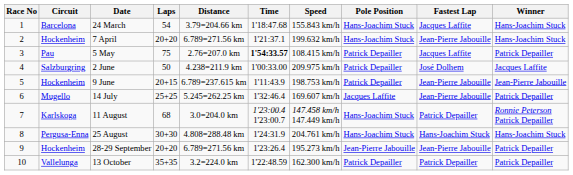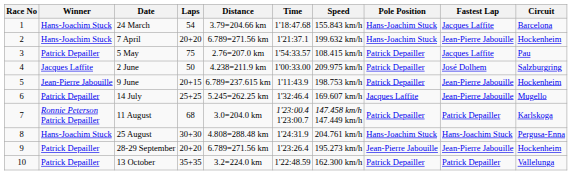columns swapped: (65, 11) <-> (531, 11)
(269, 53) bold -> (293, 53) normal
(379, 115) Hans-Joachim Stuck -> (395, 115) Patrick Depailler
